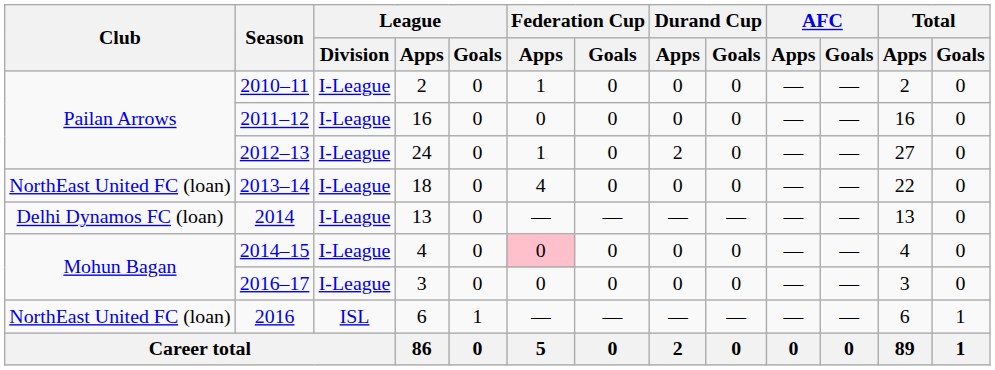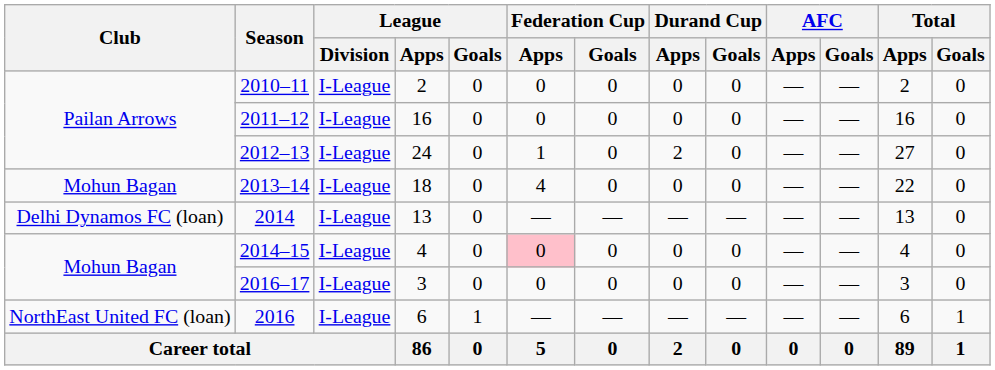(541, 86) 1 -> (541, 86) 0
(120, 185) NorthEast United FC (loan) -> (120, 185) Mohun Bagan
(355, 316) ISL -> (355, 316) I-League
